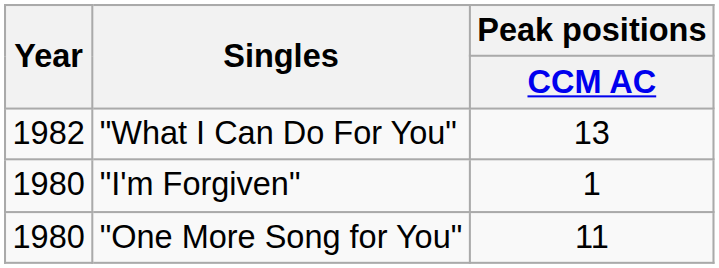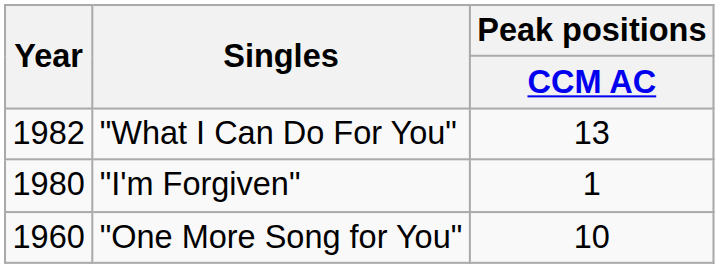(49, 236) 1980 -> (49, 236) 1960
(592, 236) 11 -> (592, 236) 10
